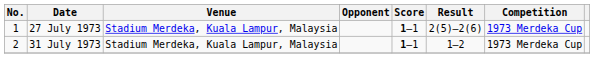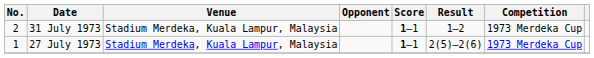rows swapped: (65, 29) <-> (65, 45)
